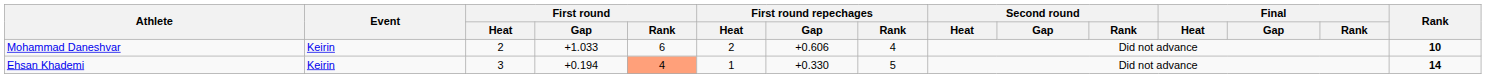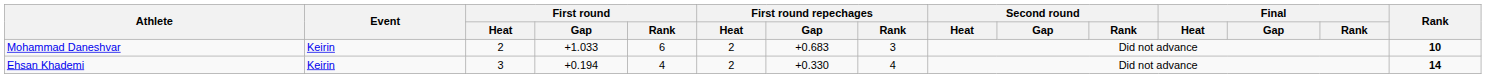(812, 48) +0.606 -> (812, 48) +0.683
(893, 48) 4 -> (893, 48) 3
(662, 65) lightsalmon background -> (662, 65) no background
(731, 65) 1 -> (731, 65) 2
(893, 65) 5 -> (893, 65) 4
